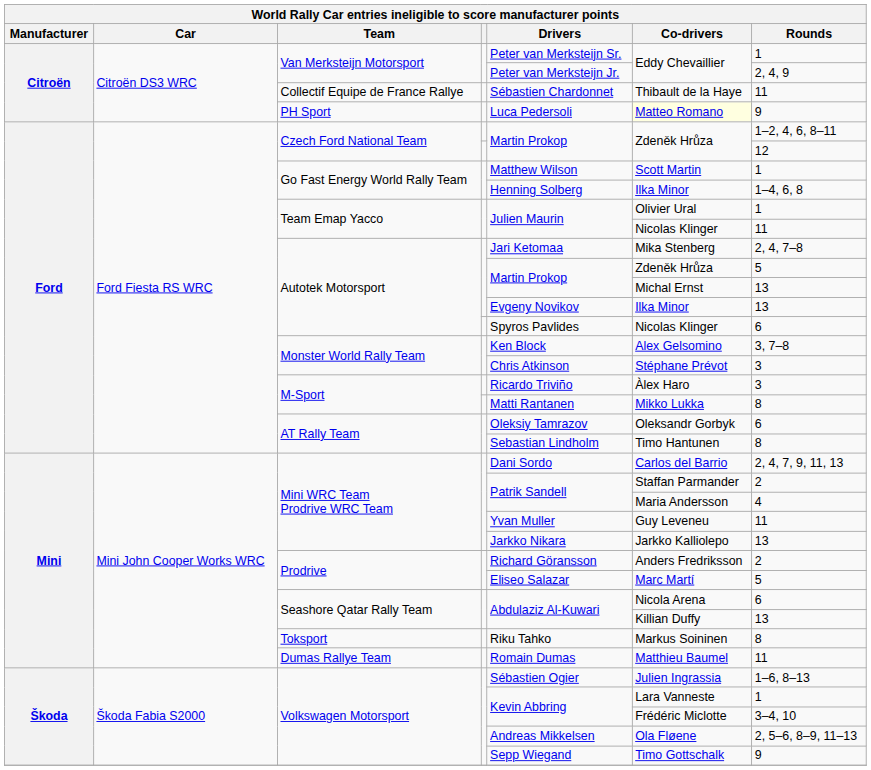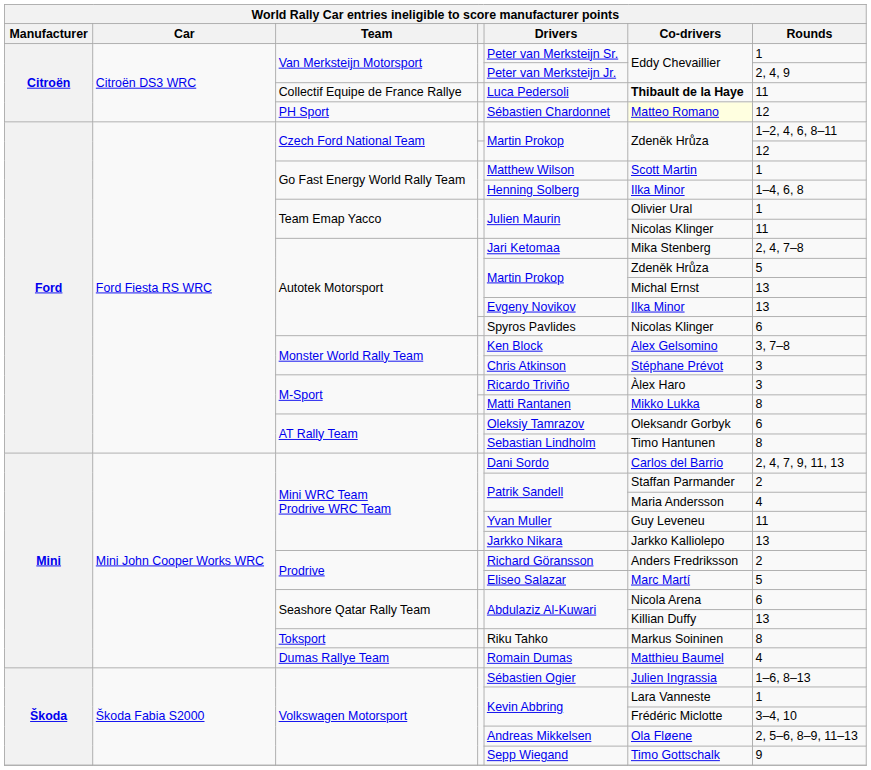(552, 92) Sébastien Chardonnet -> (528, 92) Luca Pedersoli
(688, 92) normal -> (687, 92) bold
(531, 111) Luca Pedersoli -> (548, 111) Sébastien Chardonnet
(758, 111) 9 -> (762, 111) 12
(761, 658) 11 -> (759, 658) 4
